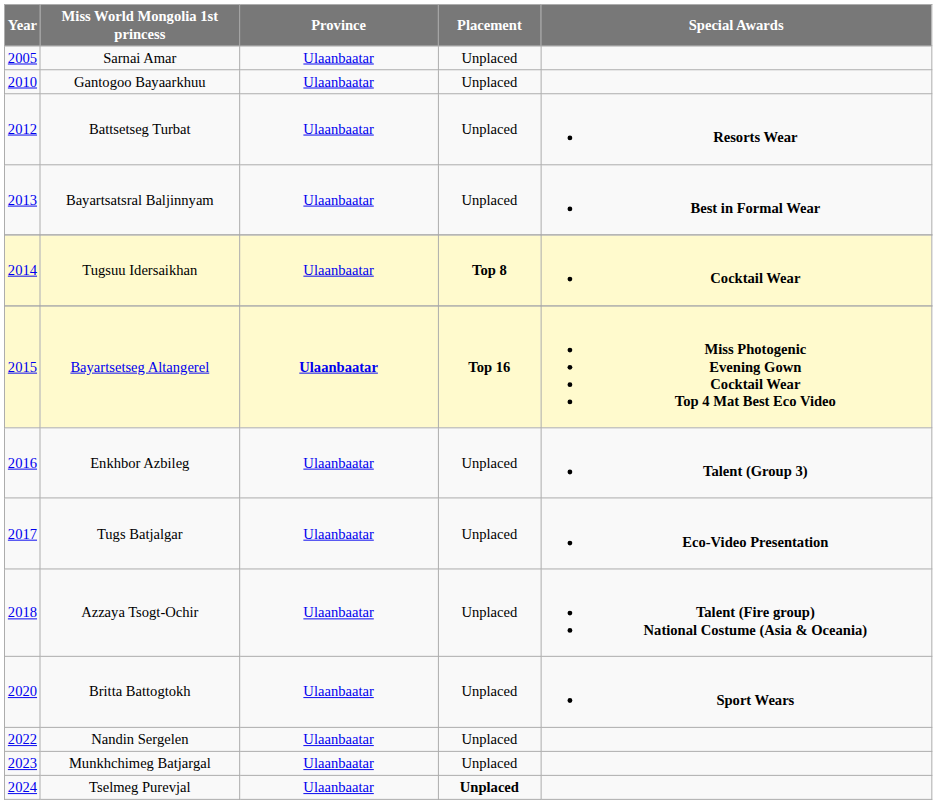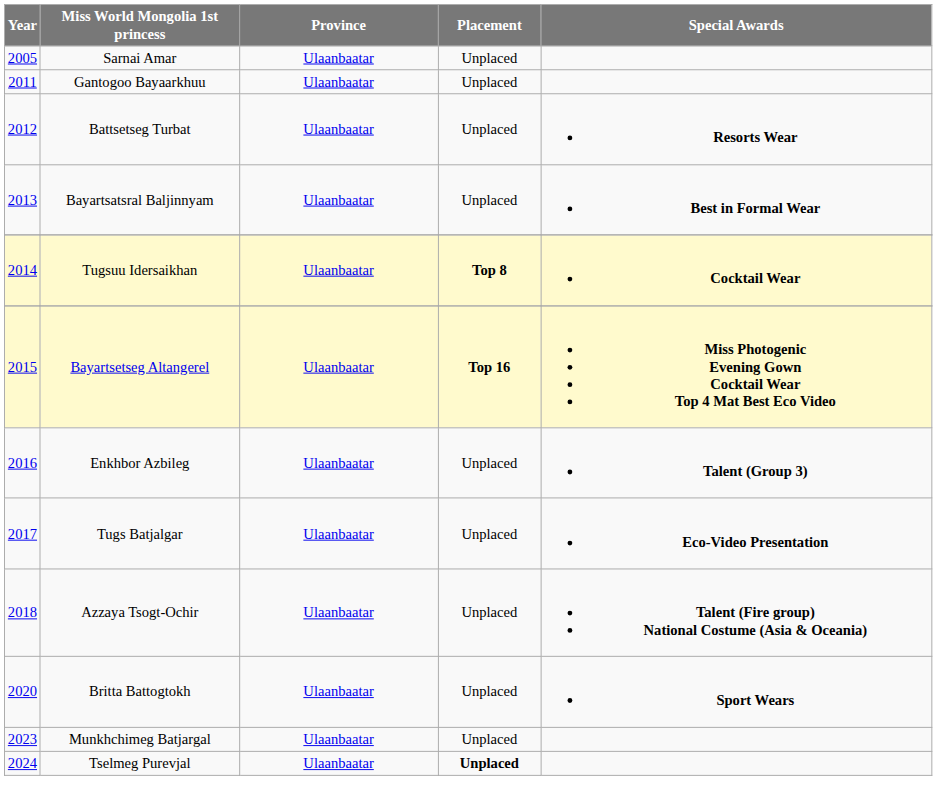(22, 82) 2010 -> (22, 82) 2011
(339, 366) bold -> (339, 366) normal
- row: (140, 739)
